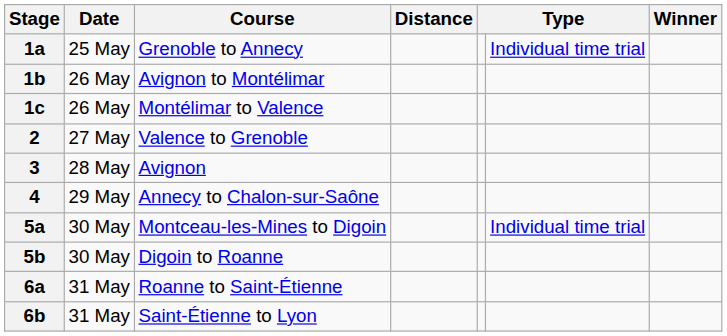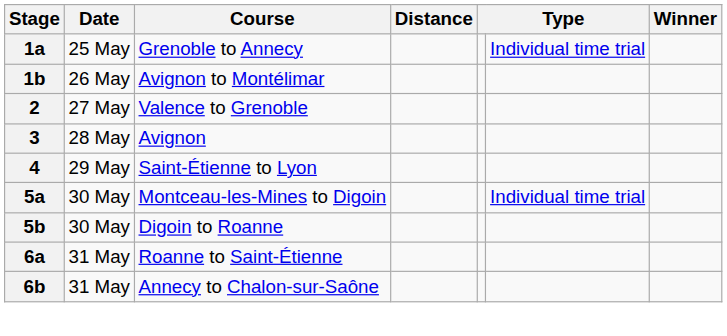- row: (34, 108)
(259, 197) Annecy to Chalon-sur-Saône -> (228, 167) Saint-Étienne to Lyon
(228, 316) Saint-Étienne to Lyon -> (259, 286) Annecy to Chalon-sur-Saône
